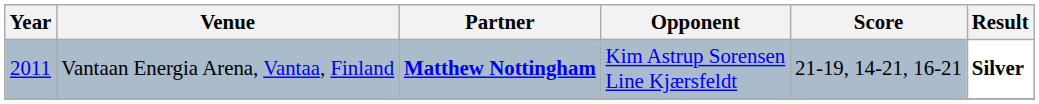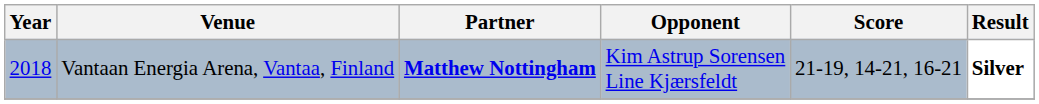(30, 68) 2011 -> (30, 68) 2018
